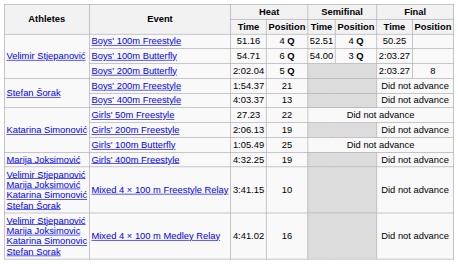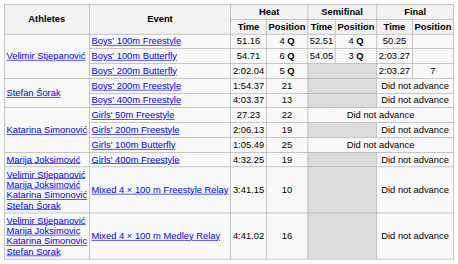(321, 56) 54.00 -> (321, 56) 54.05
(433, 71) 8 -> (433, 71) 7
